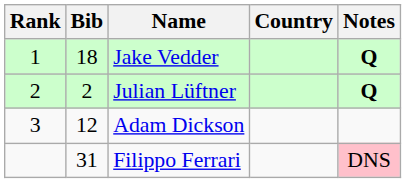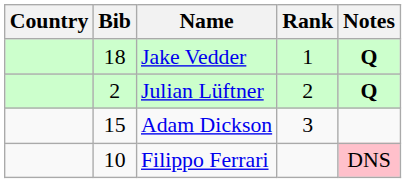columns swapped: (35, 21) <-> (294, 21)
(87, 125) 12 -> (115, 125) 15
(87, 159) 31 -> (115, 159) 10
